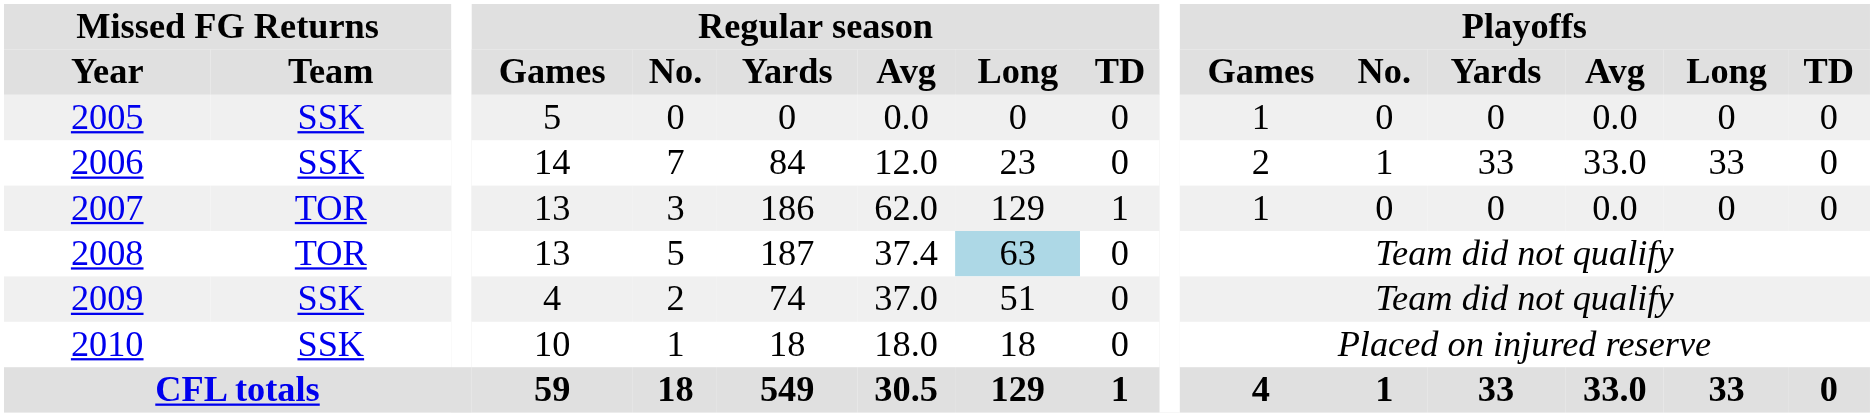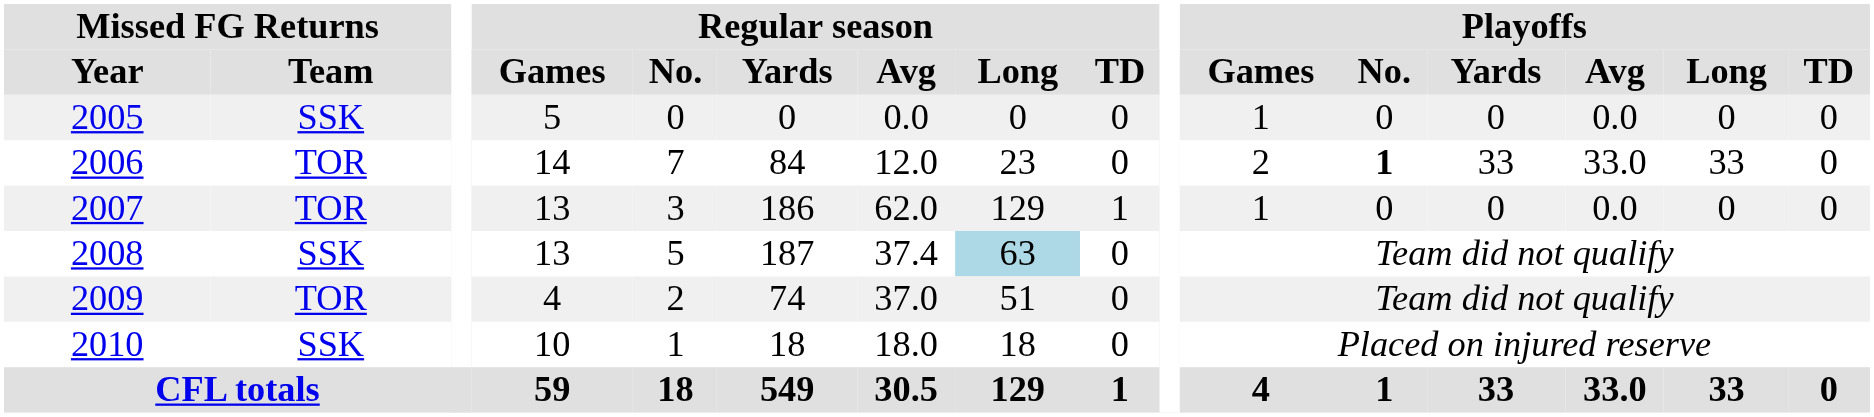(331, 162) SSK -> (331, 162) TOR
(1384, 162) normal -> (1384, 162) bold
(331, 253) TOR -> (331, 253) SSK
(331, 298) SSK -> (331, 298) TOR
